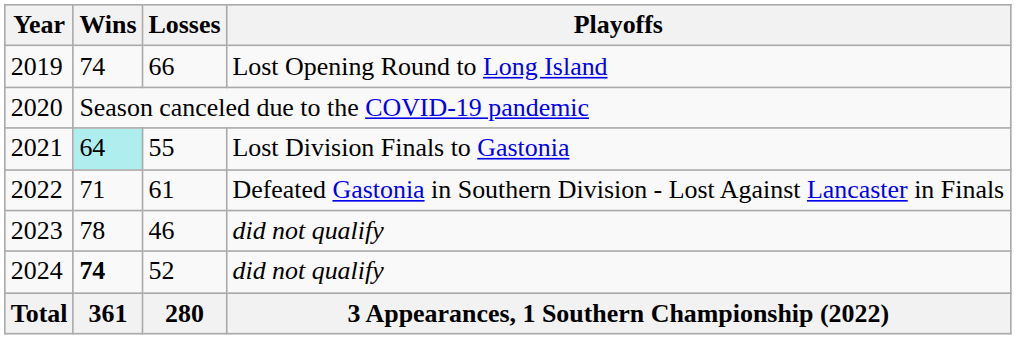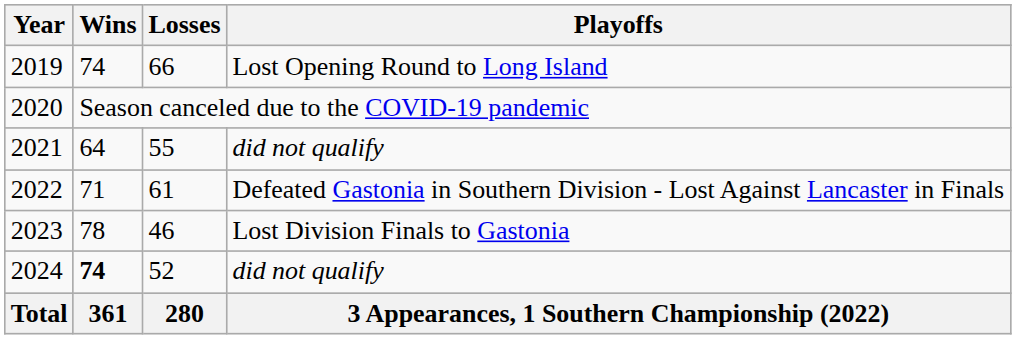(92, 148) paleturquoise background -> (92, 148) no background
(401, 148) Lost Division Finals to Gastonia -> (308, 148) did not qualify
(308, 230) did not qualify -> (401, 230) Lost Division Finals to Gastonia
